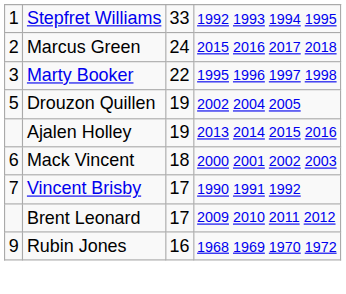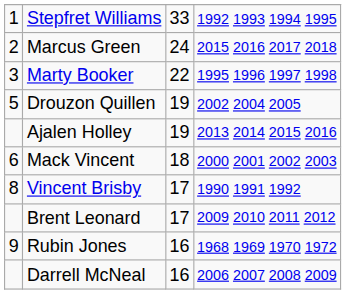(14, 189) 7 -> (14, 189) 8
+ row: (86, 274)
